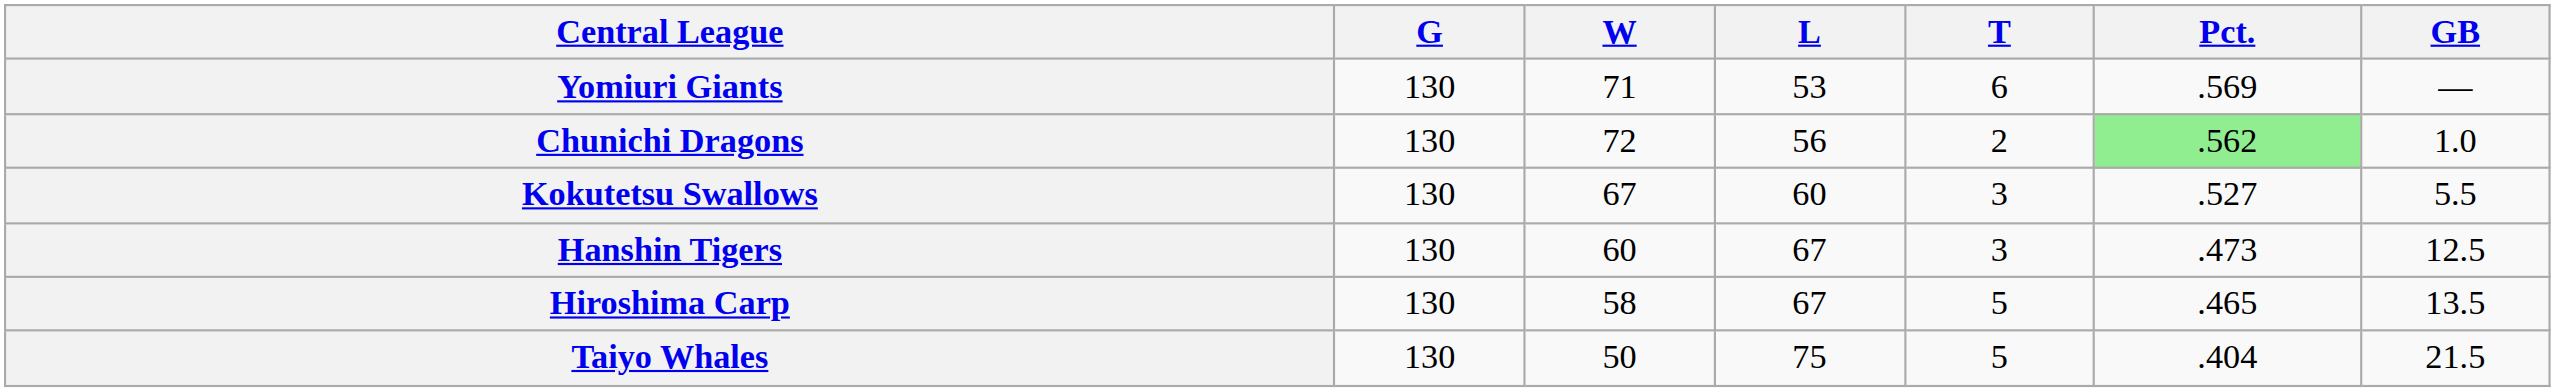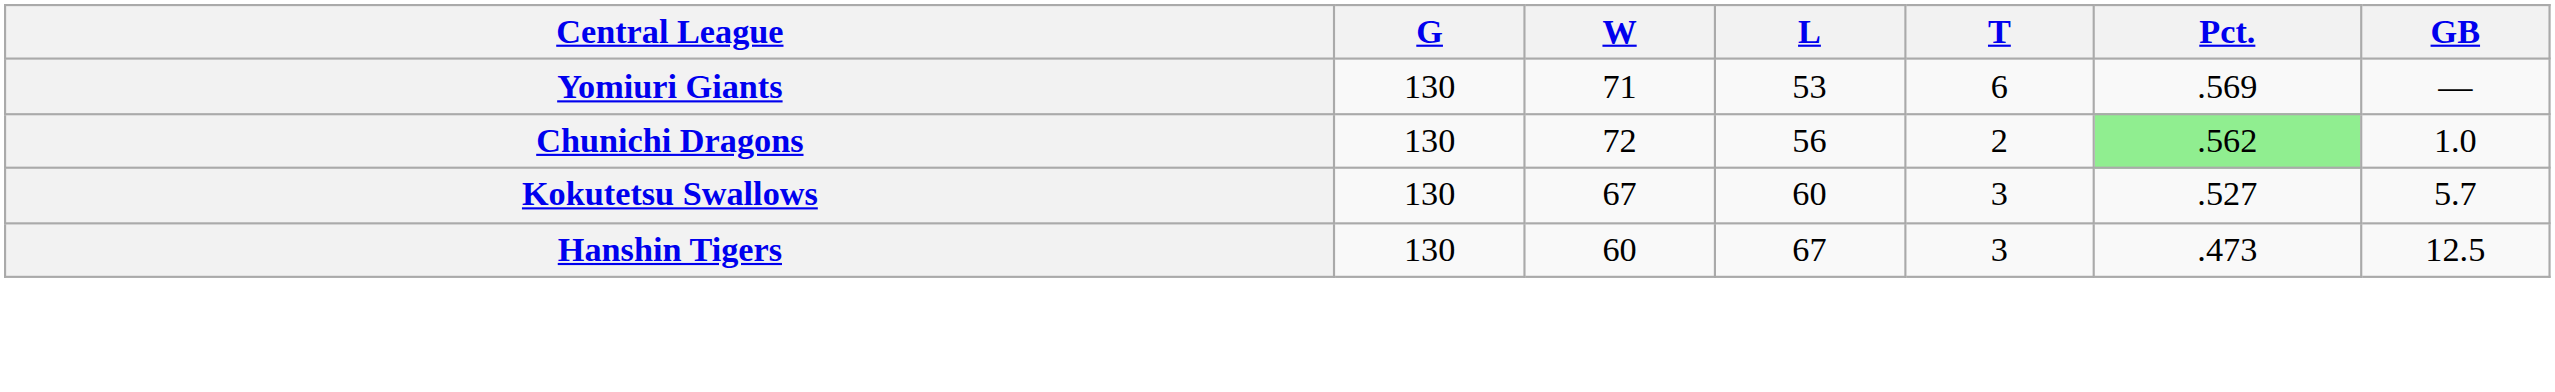(2455, 194) 5.5 -> (2455, 194) 5.7
- row: (670, 303)
- row: (670, 357)
